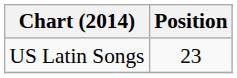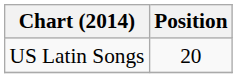(191, 55) 23 -> (191, 55) 20
